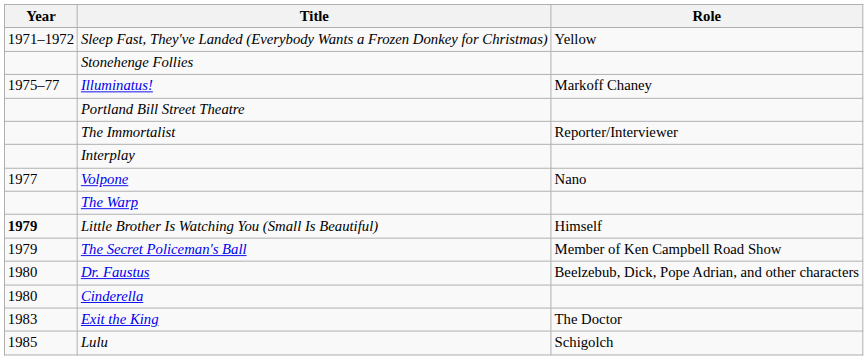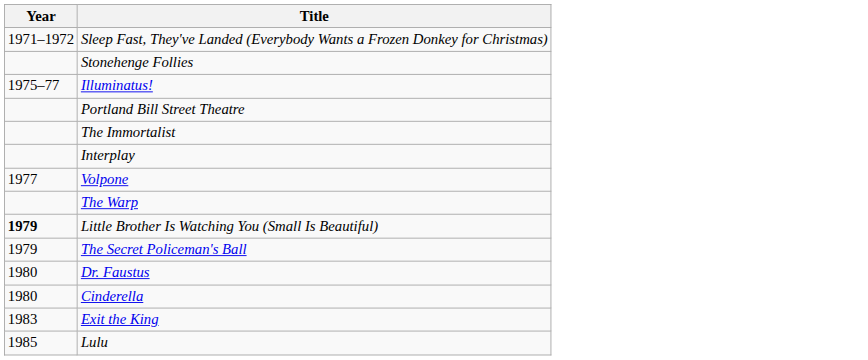- column: (707, 16)
